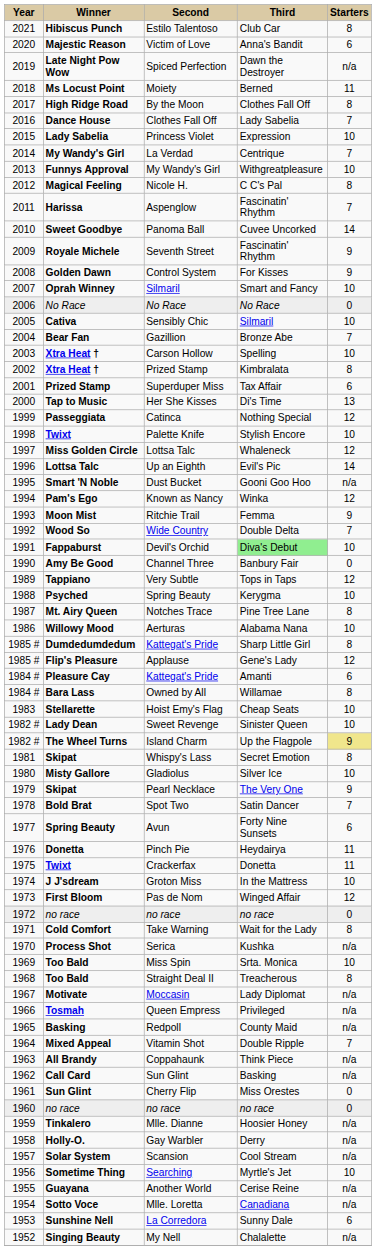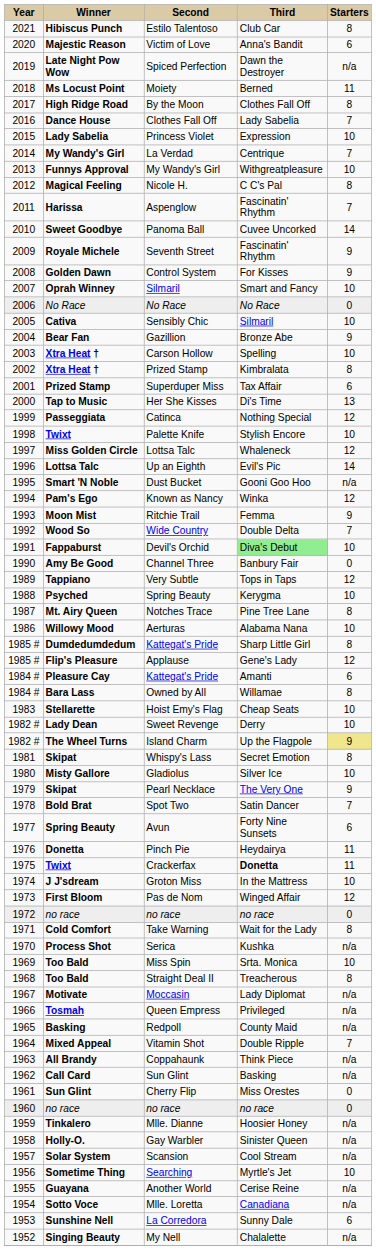(349, 338) 7 -> (349, 338) 9
(274, 725) Sinister Queen -> (252, 725) Derry
(258, 866) normal -> (259, 866) bold
(252, 1140) Derry -> (274, 1140) Sinister Queen
